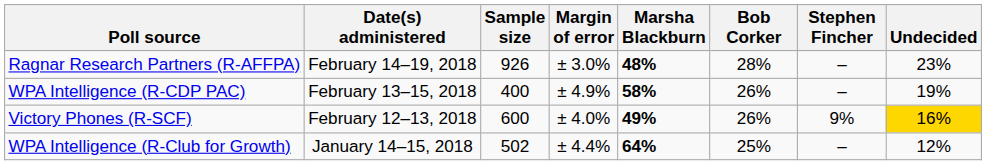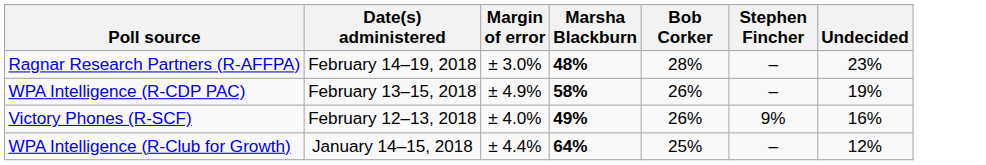- column: (515, 27)
(934, 118) gold background -> (865, 118) no background
